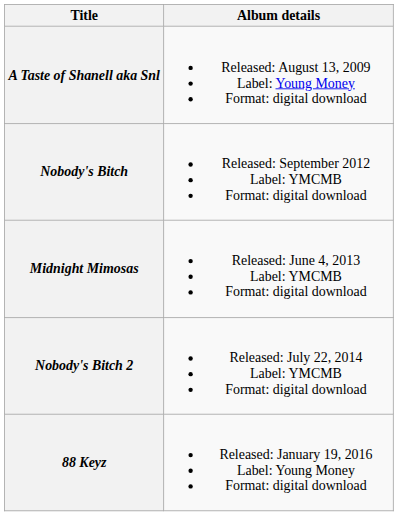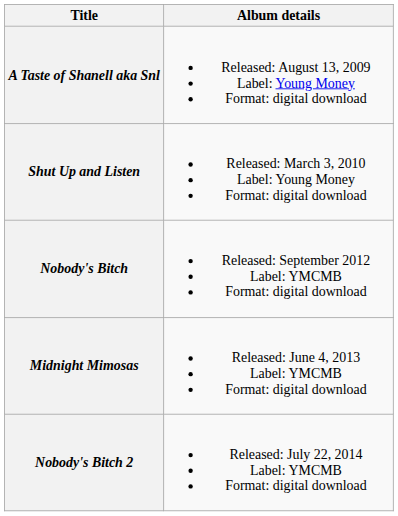+ row: (84, 171)
- row: (84, 462)
